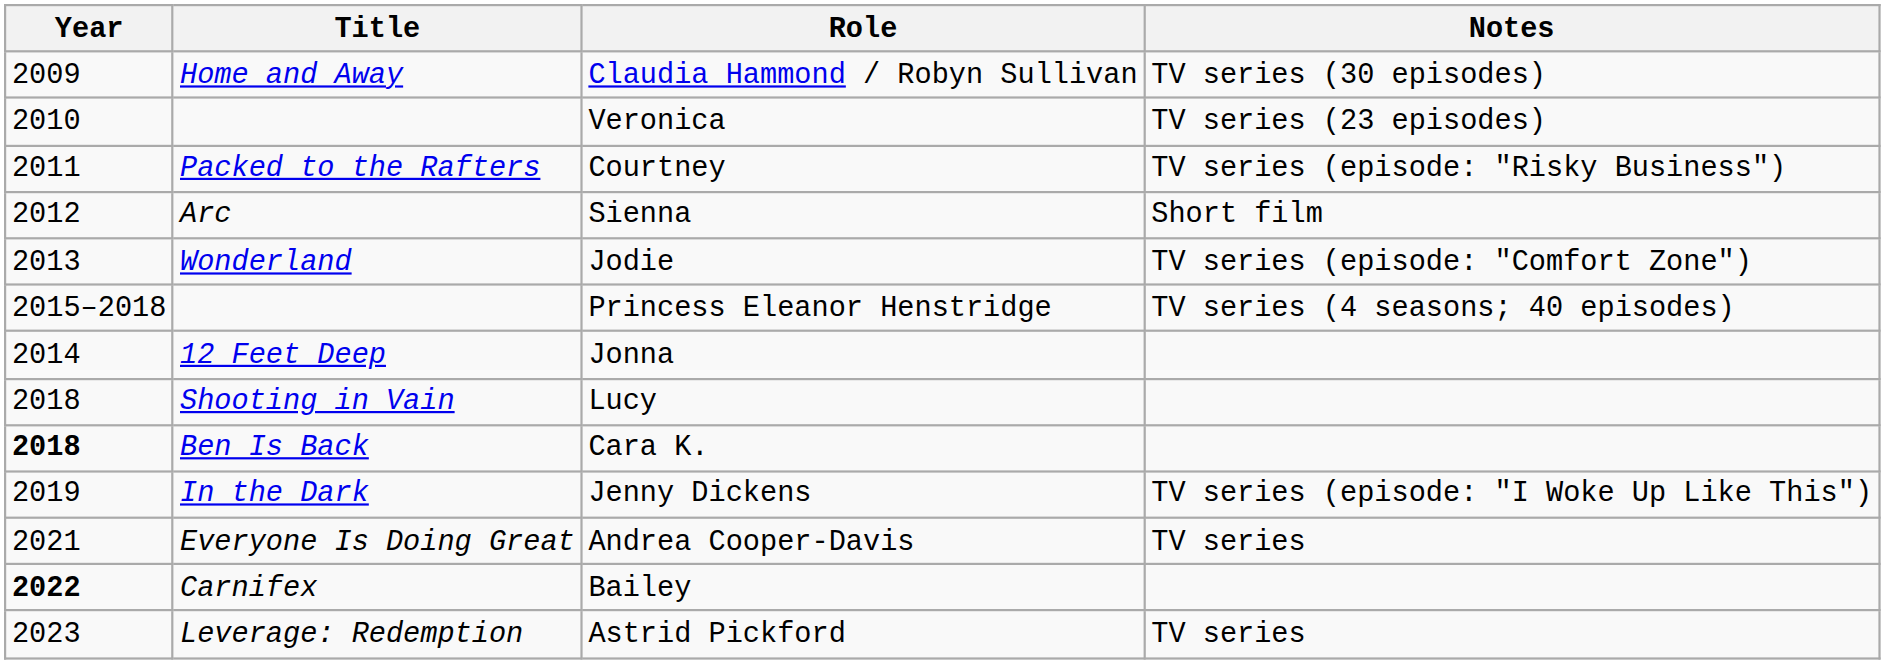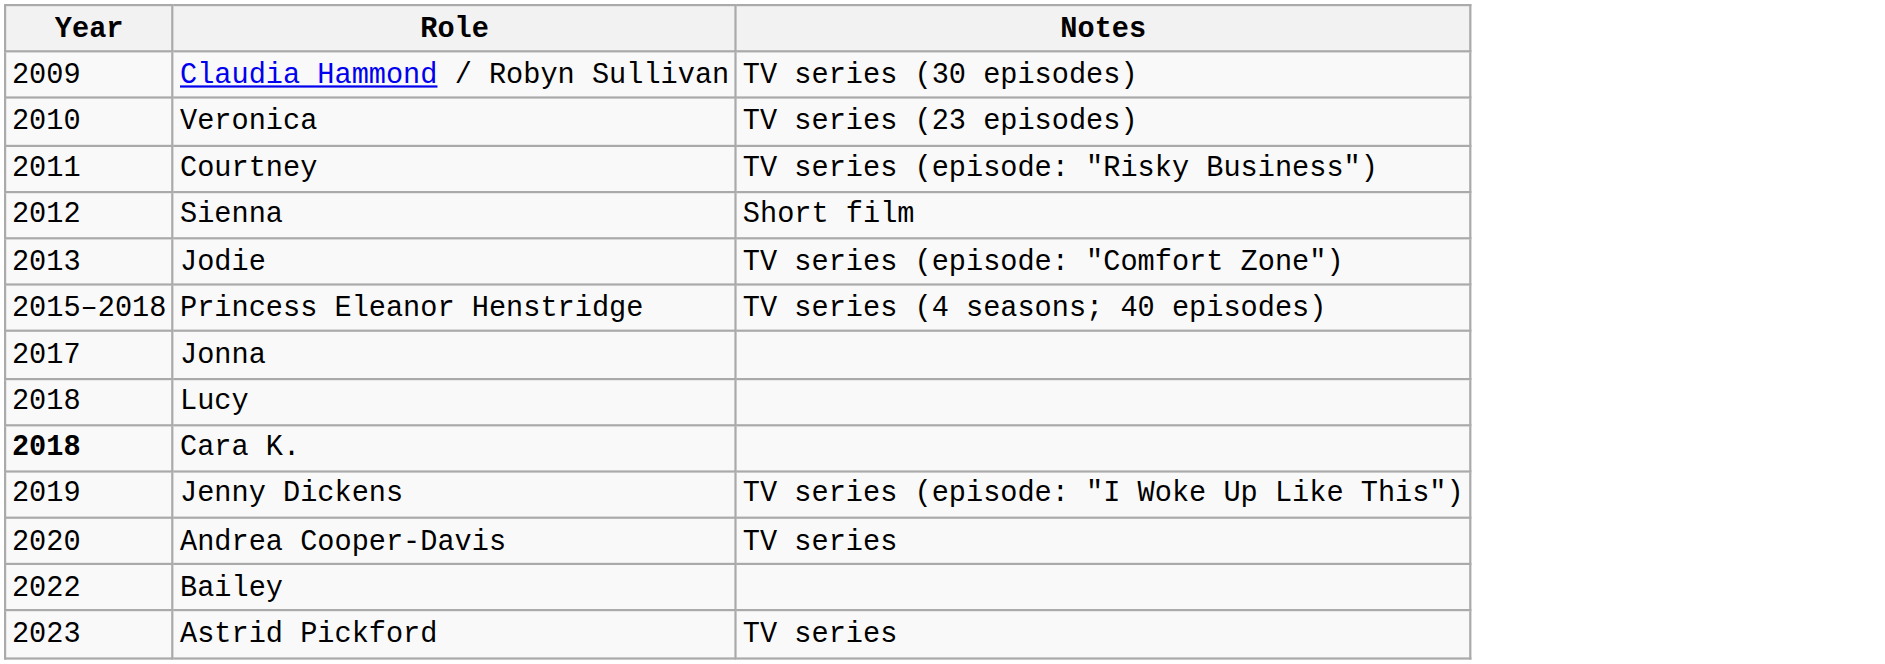- column: (377, 28)
(46, 355) 2014 -> (46, 355) 2017
(46, 541) 2021 -> (46, 541) 2020
(46, 588) bold -> (46, 588) normal
